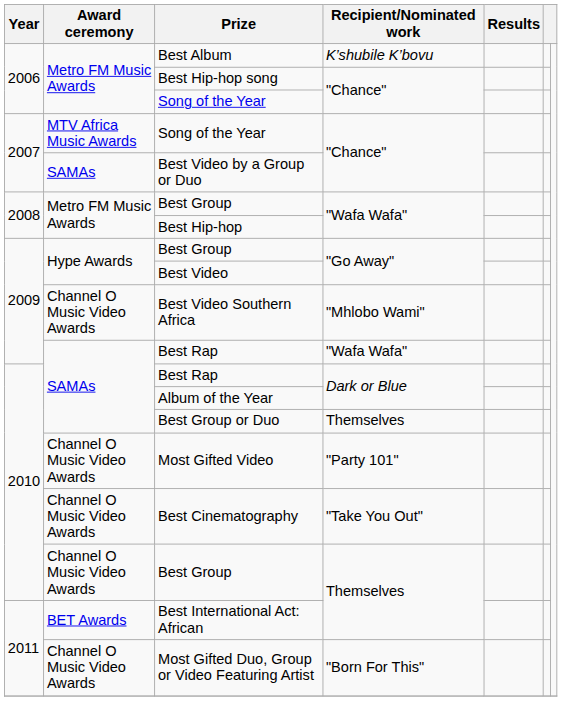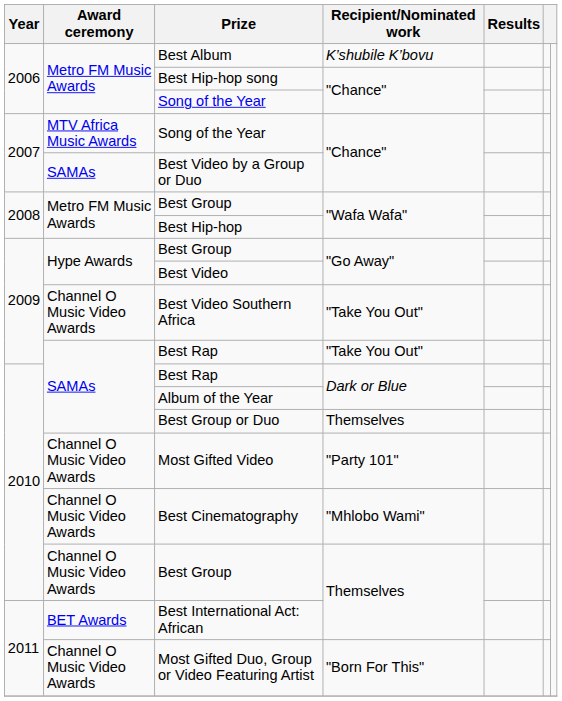(375, 312) "Mhlobo Wami" -> (374, 312) "Take You Out"
(367, 351) "Wafa Wafa" -> (374, 351) "Take You Out"
(374, 516) "Take You Out" -> (375, 516) "Mhlobo Wami"
